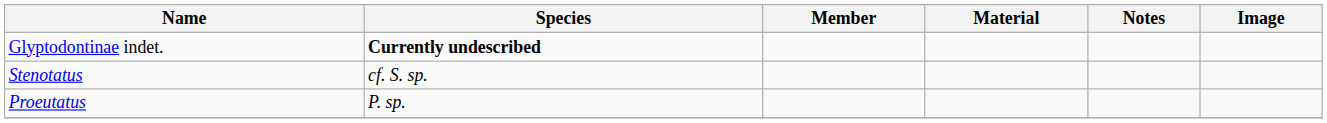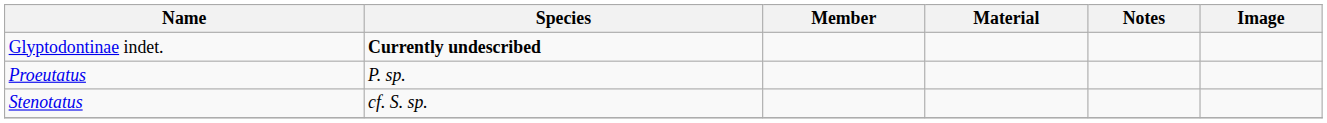rows swapped: (47, 103) <-> (46, 74)
